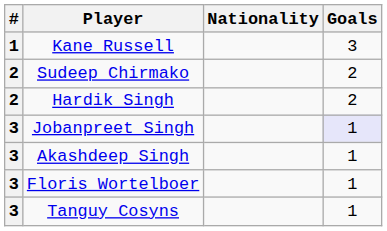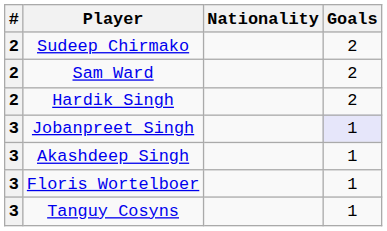- row: (113, 46)
+ row: (113, 74)
